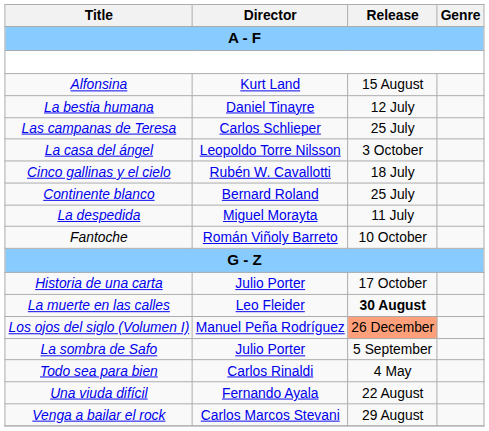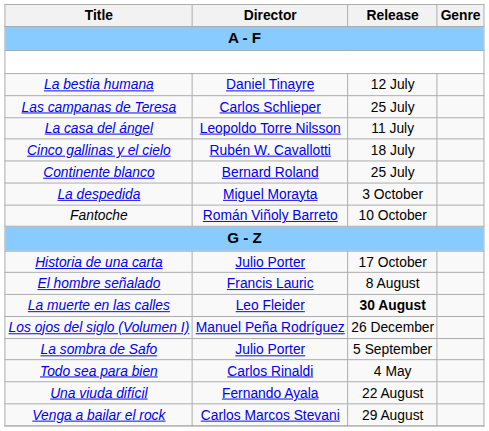- row: (99, 85)
(393, 150) 3 October -> (393, 129) 11 July
(393, 216) 11 July -> (393, 194) 3 October
+ row: (99, 284)
(393, 328) lightsalmon background -> (393, 328) no background
